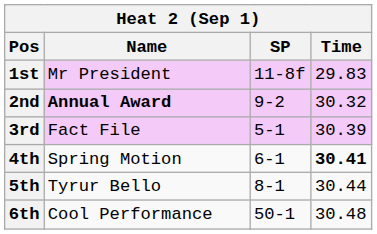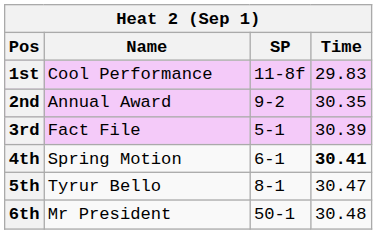(110, 75) Mr President -> (130, 75) Cool Performance
(110, 103) bold -> (110, 103) normal
(341, 103) 30.32 -> (341, 103) 30.35
(341, 186) 30.44 -> (341, 186) 30.47
(130, 214) Cool Performance -> (110, 214) Mr President
